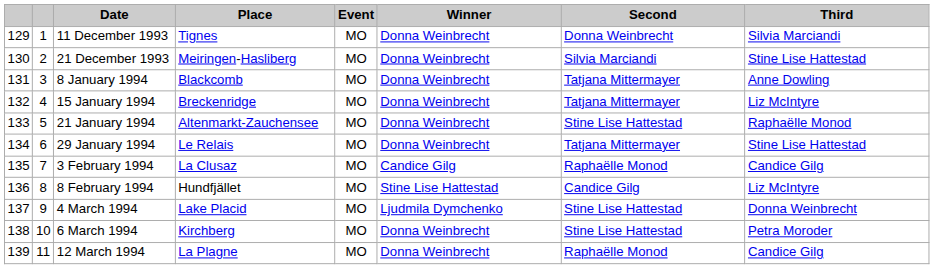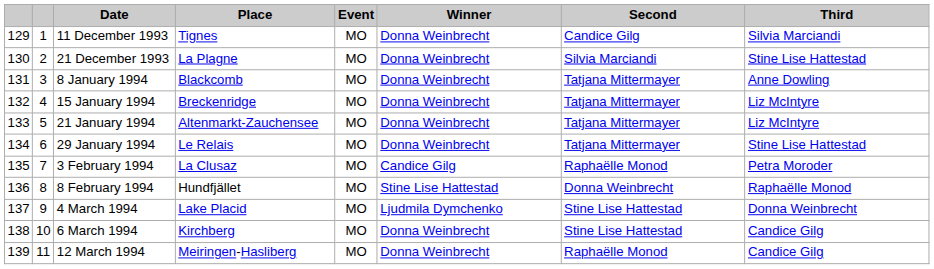(619, 36) Donna Weinbrecht -> (602, 36) Candice Gilg
(237, 58) Meiringen-Hasliberg -> (208, 58) La Plagne
(623, 123) Stine Lise Hattestad -> (622, 123) Tatjana Mittermayer
(800, 123) Raphaëlle Monod -> (784, 123) Liz McIntyre
(786, 166) Candice Gilg -> (790, 166) Petra Moroder
(602, 187) Candice Gilg -> (619, 187) Donna Weinbrecht
(784, 187) Liz McIntyre -> (800, 187) Raphaëlle Monod
(790, 231) Petra Moroder -> (786, 231) Candice Gilg
(208, 252) La Plagne -> (237, 252) Meiringen-Hasliberg
